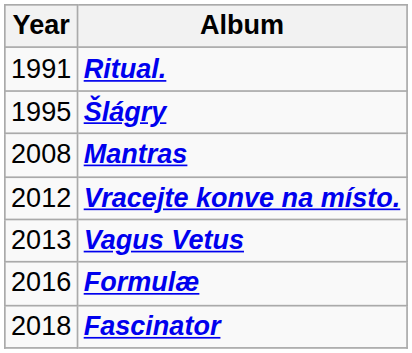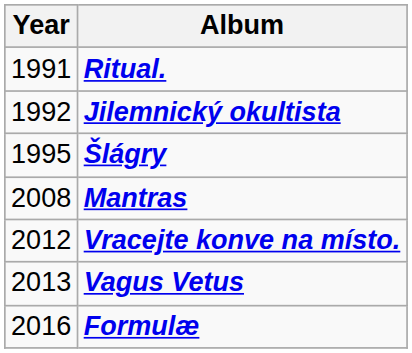+ row: (212, 111)
- row: (152, 326)
